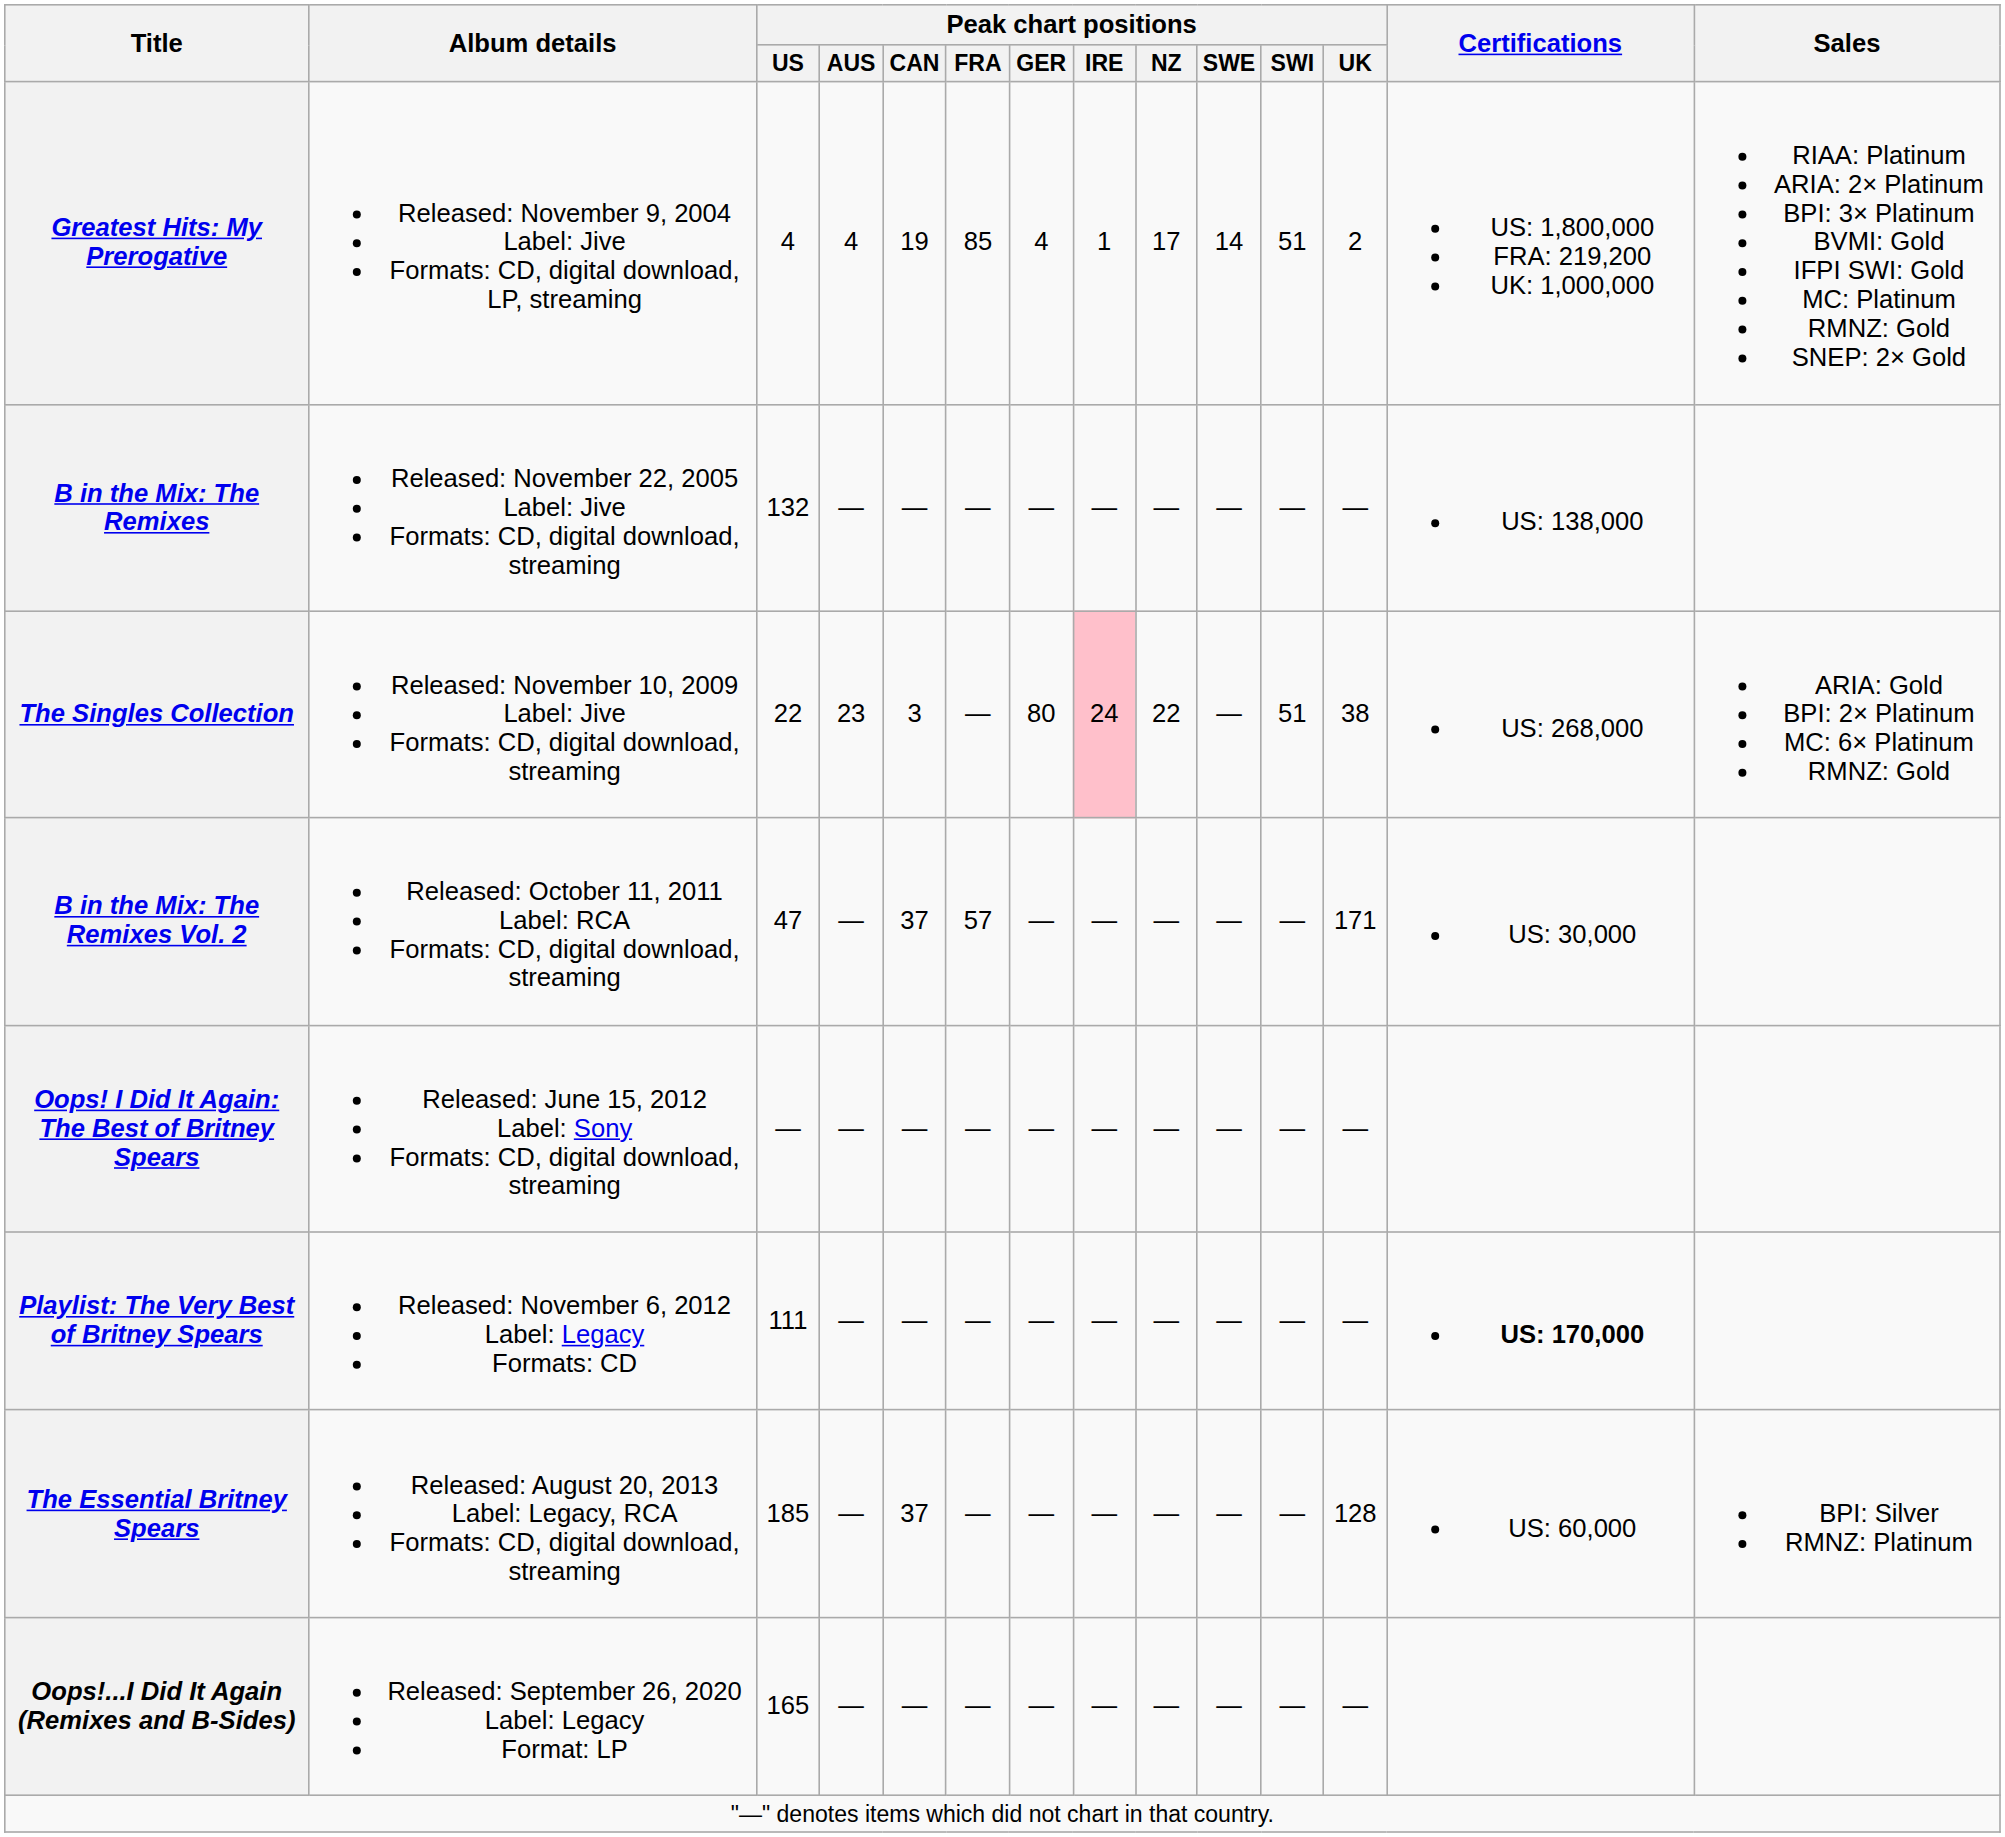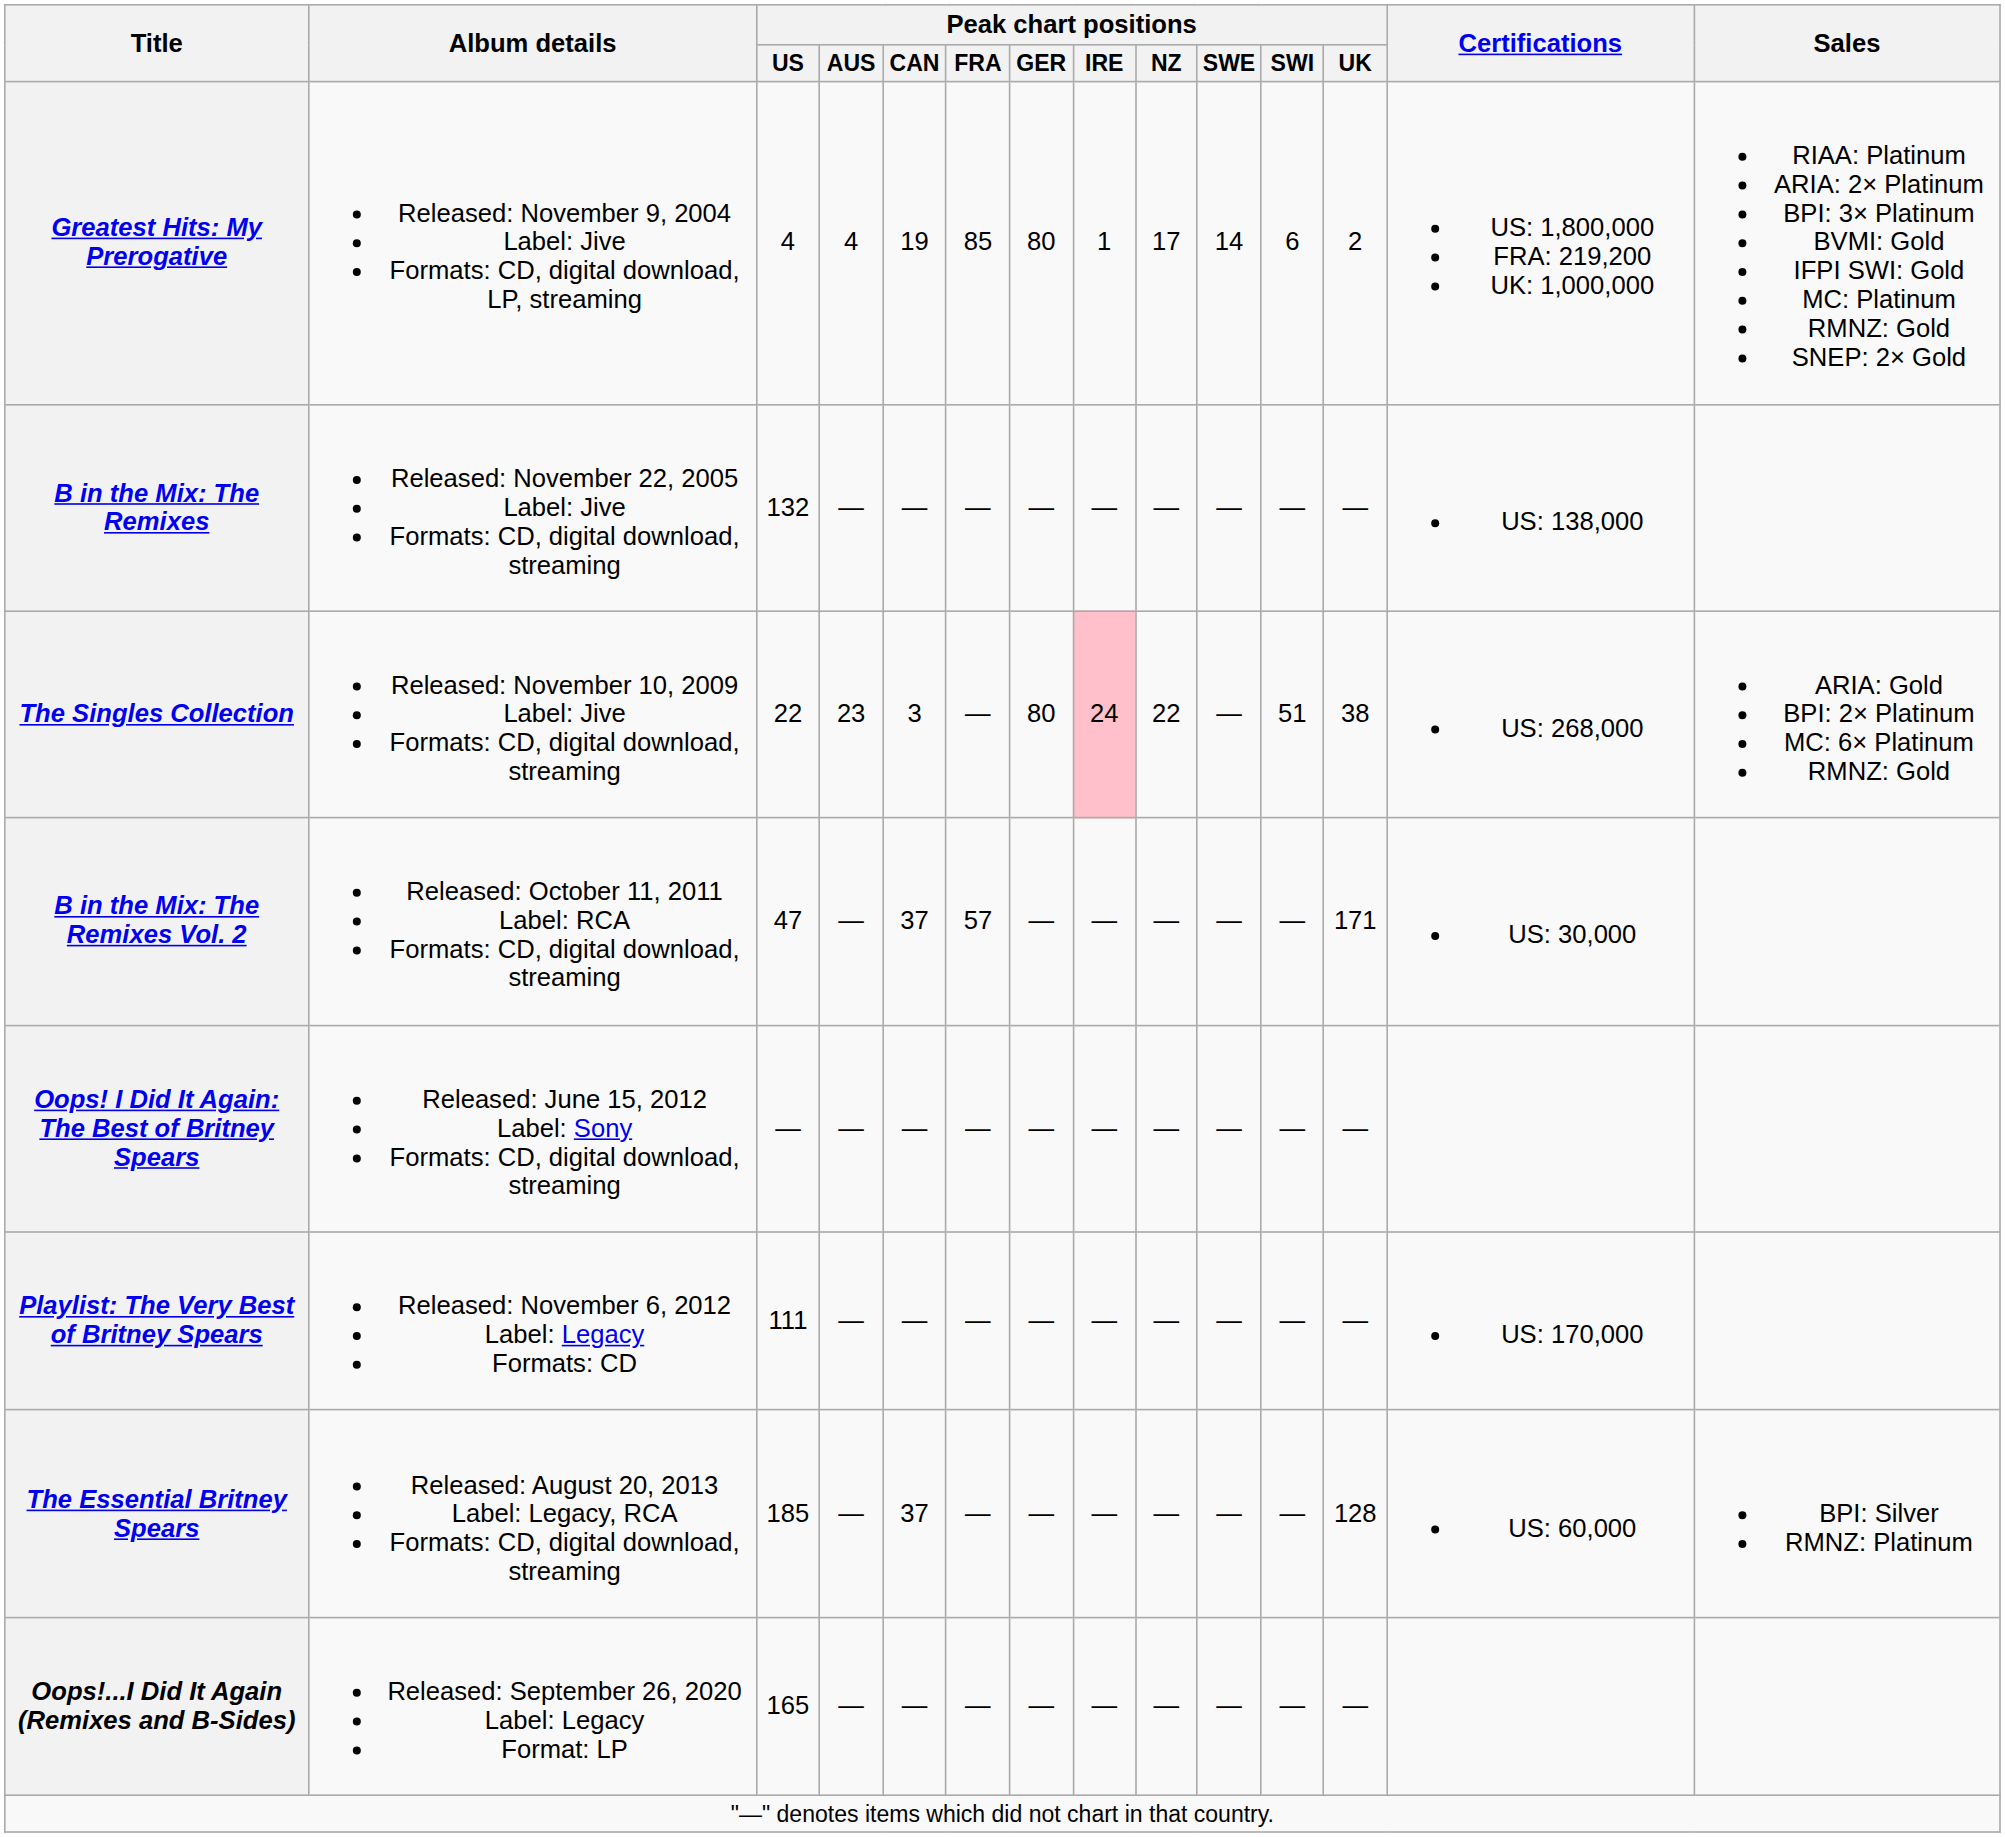(1041, 242) 4 -> (1041, 242) 80
(1292, 242) 51 -> (1292, 242) 6
(1540, 1336) bold -> (1540, 1336) normal
